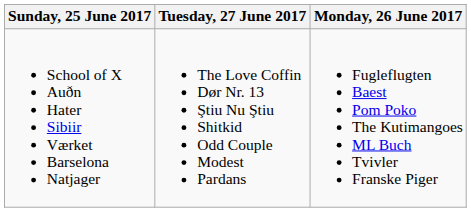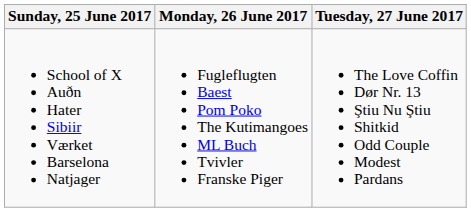columns swapped: (388, 16) <-> (232, 16)
